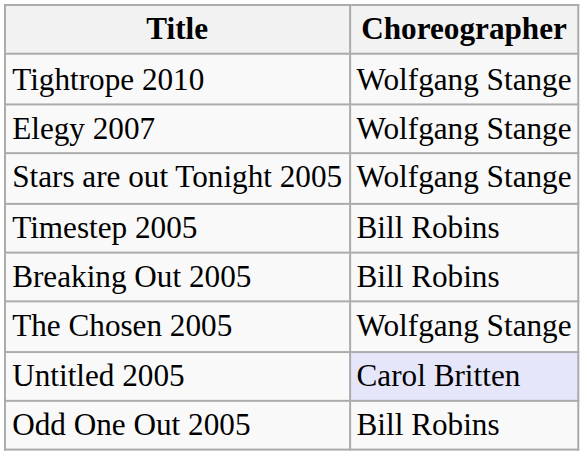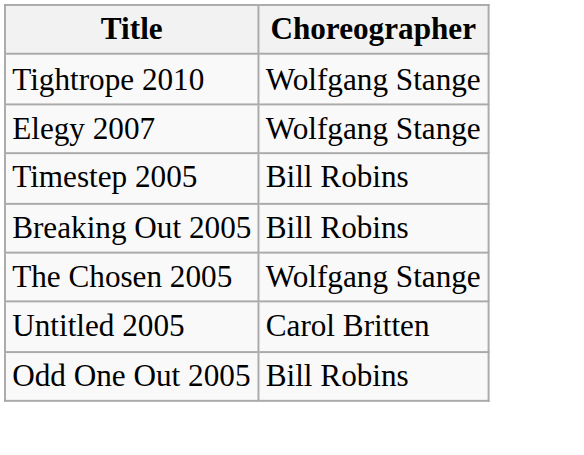- row: (177, 177)
(438, 375) lavender background -> (348, 326) no background
